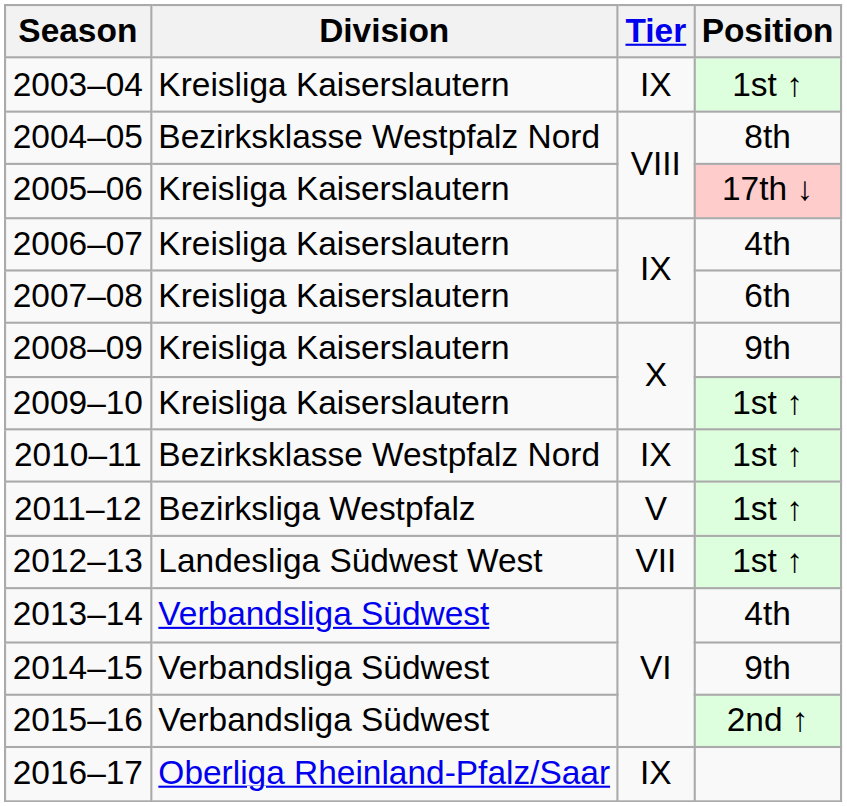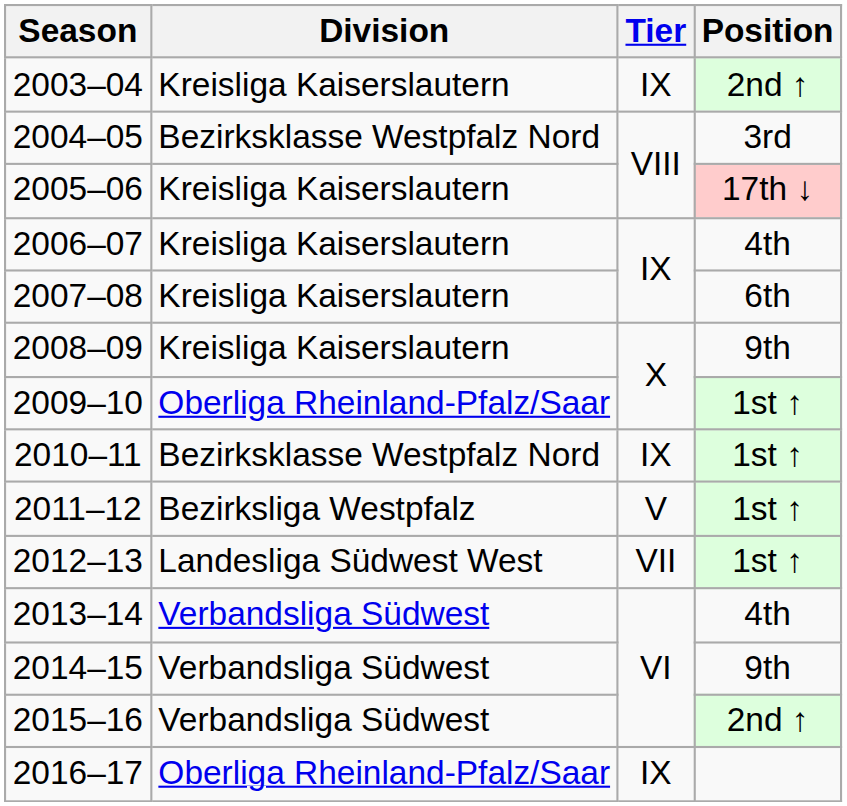(768, 84) 1st ↑ -> (768, 84) 2nd ↑
(768, 137) 8th -> (768, 137) 3rd
(334, 402) Kreisliga Kaiserslautern -> (384, 402) Oberliga Rheinland-Pfalz/Saar
